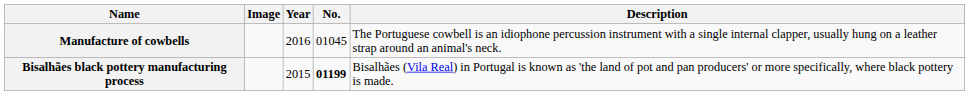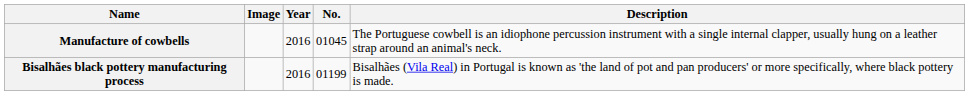(298, 74) 2015 -> (298, 74) 2016
(331, 74) bold -> (331, 74) normal
